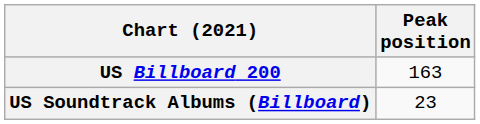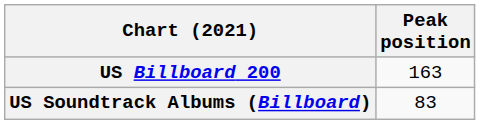(425, 103) 23 -> (425, 103) 83
